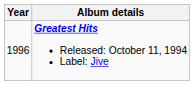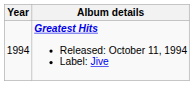(18, 50) 1996 -> (18, 50) 1994
